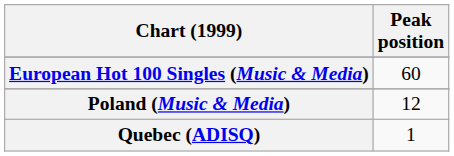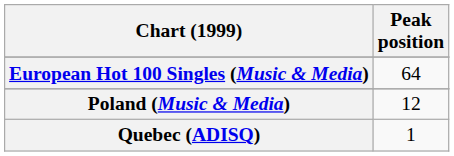(411, 72) 60 -> (411, 72) 64
